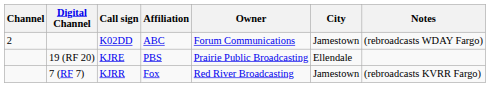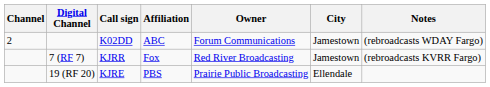rows swapped: (67, 73) <-> (72, 57)
